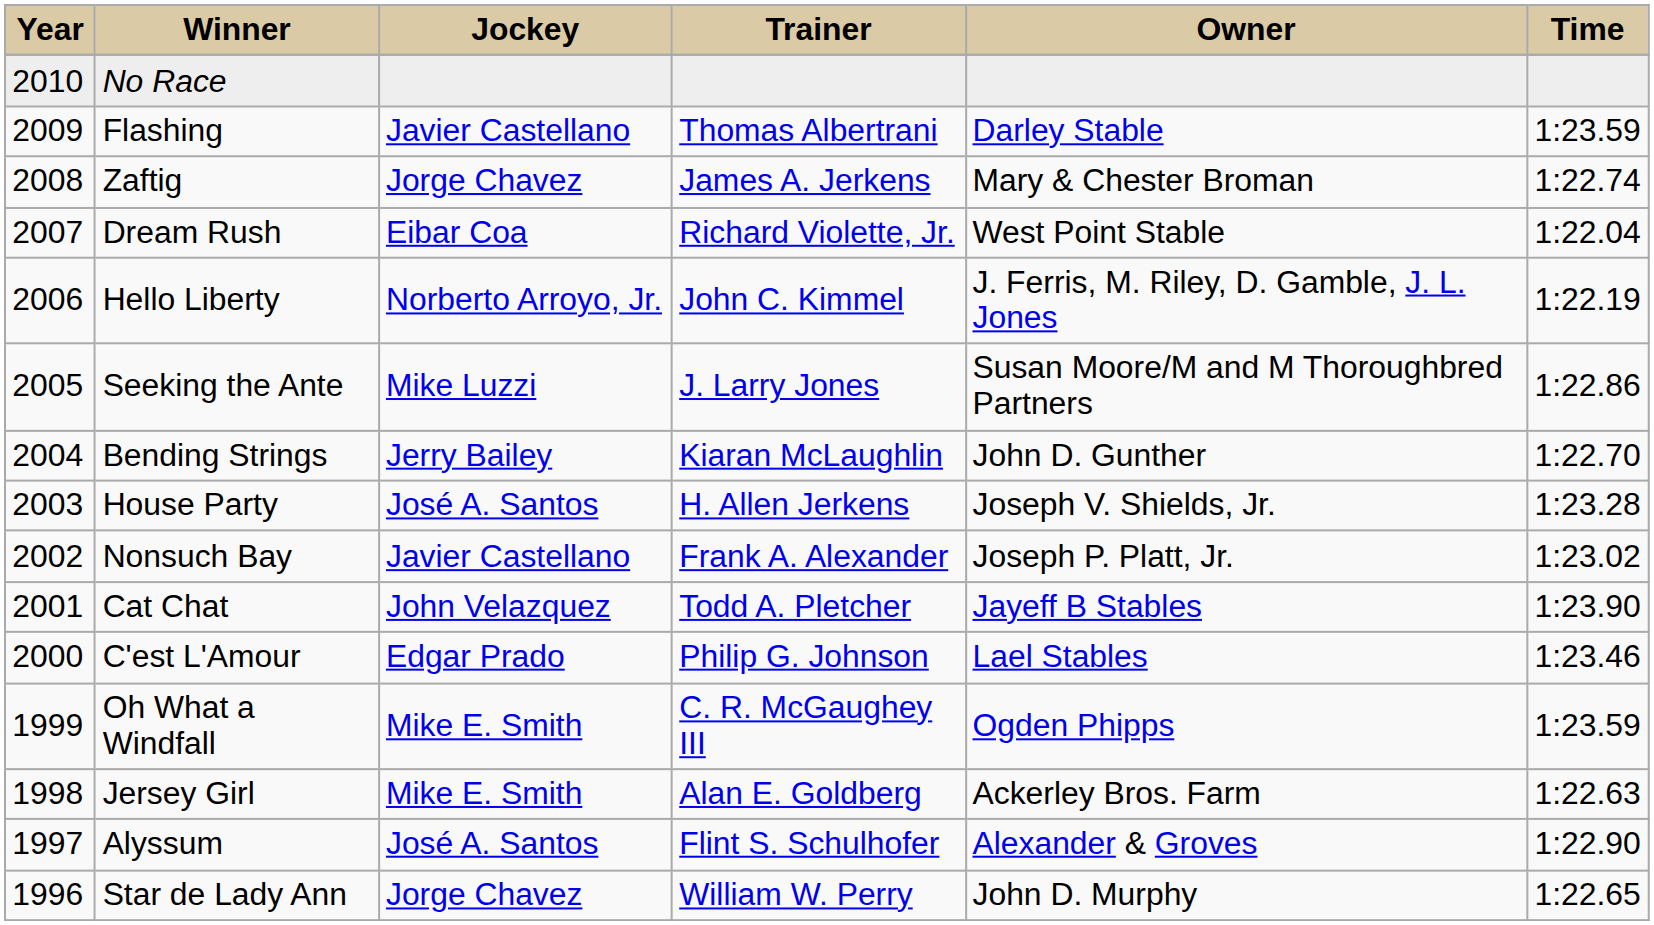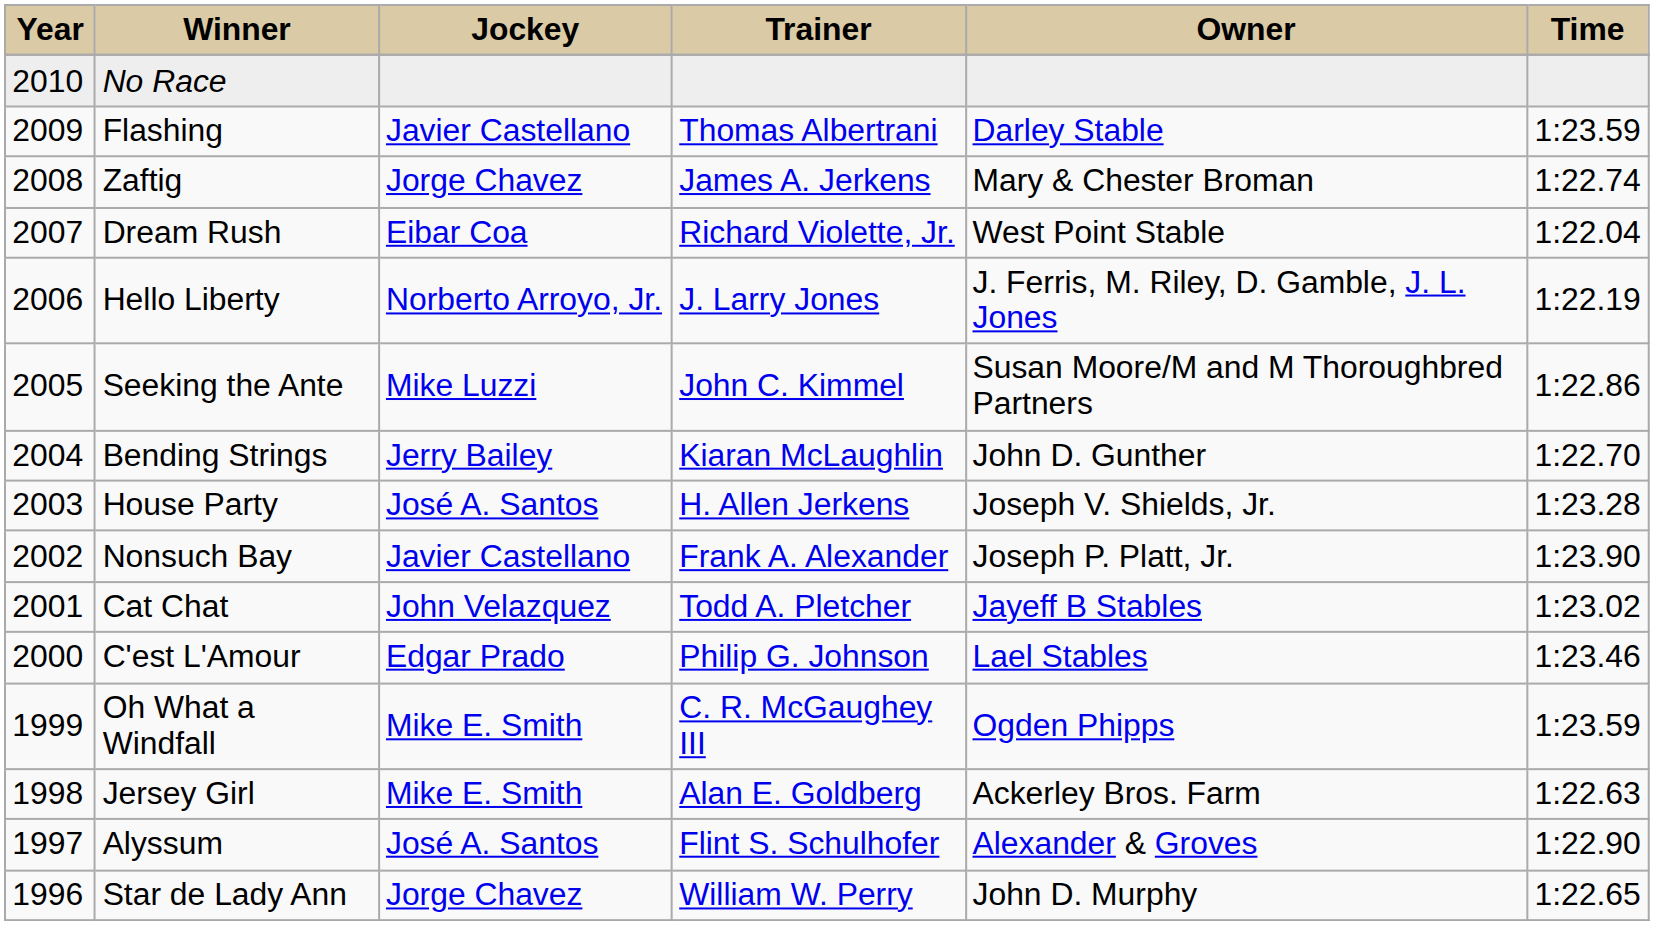(792, 300) John C. Kimmel -> (779, 300) J. Larry Jones
(779, 386) J. Larry Jones -> (792, 386) John C. Kimmel
(1588, 555) 1:23.02 -> (1588, 555) 1:23.90
(1588, 606) 1:23.90 -> (1588, 606) 1:23.02
